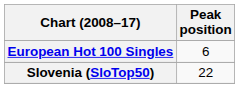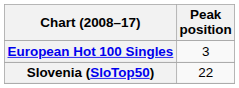(206, 51) 6 -> (206, 51) 3
